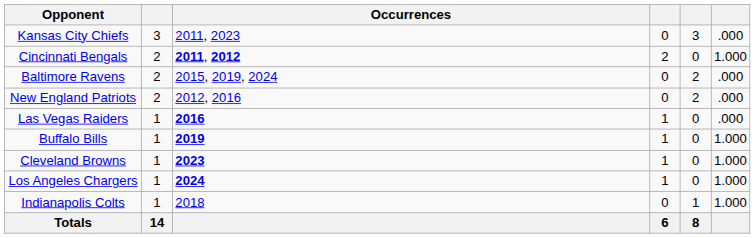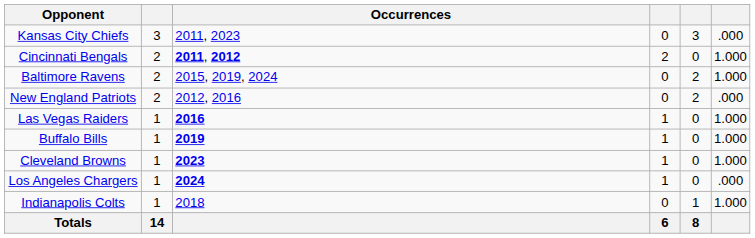(730, 77) .000 -> (730, 77) 1.000
(730, 118) .000 -> (730, 118) 1.000
(730, 181) 1.000 -> (730, 181) .000
